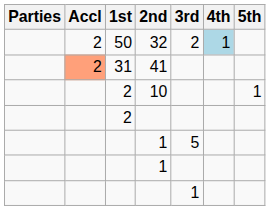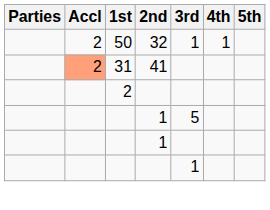(195, 42) 2 -> (195, 42) 1
(226, 42) lightblue background -> (226, 42) no background
- row: (128, 92)
